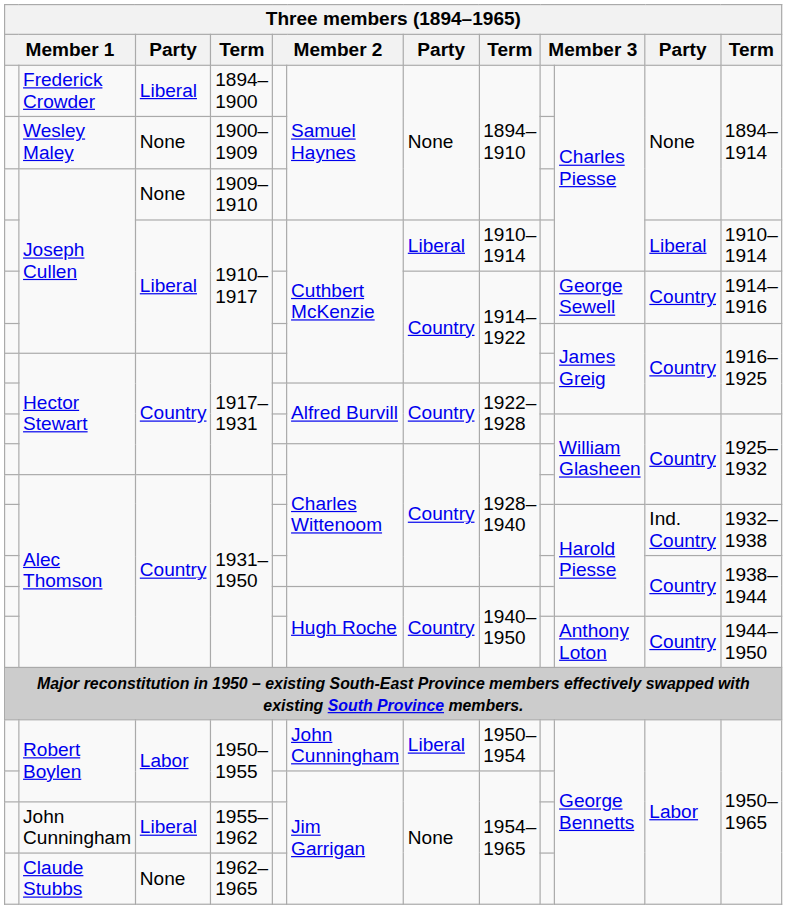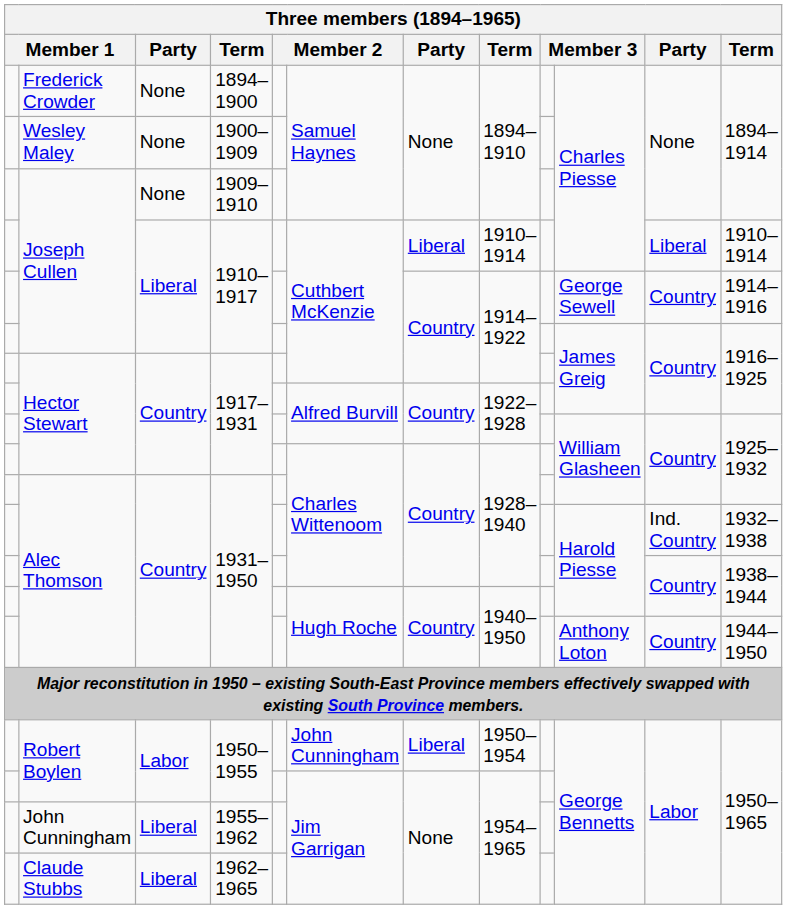(168, 90) Liberal -> (163, 90) None
(163, 878) None -> (168, 878) Liberal
